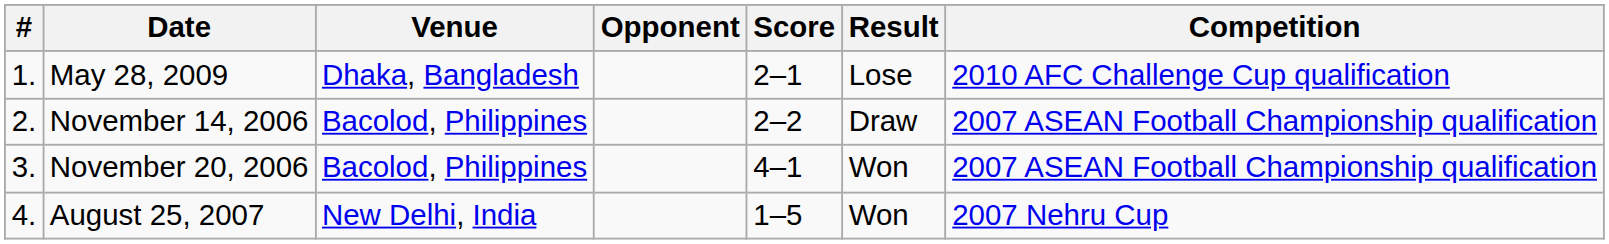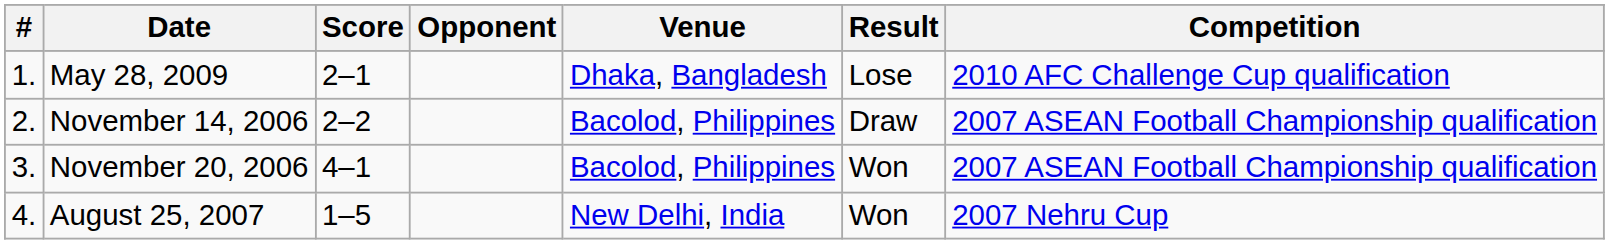columns swapped: (455, 27) <-> (794, 27)
